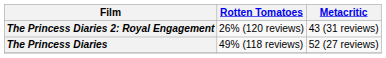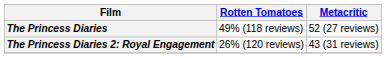rows swapped: (57, 45) <-> (111, 28)
